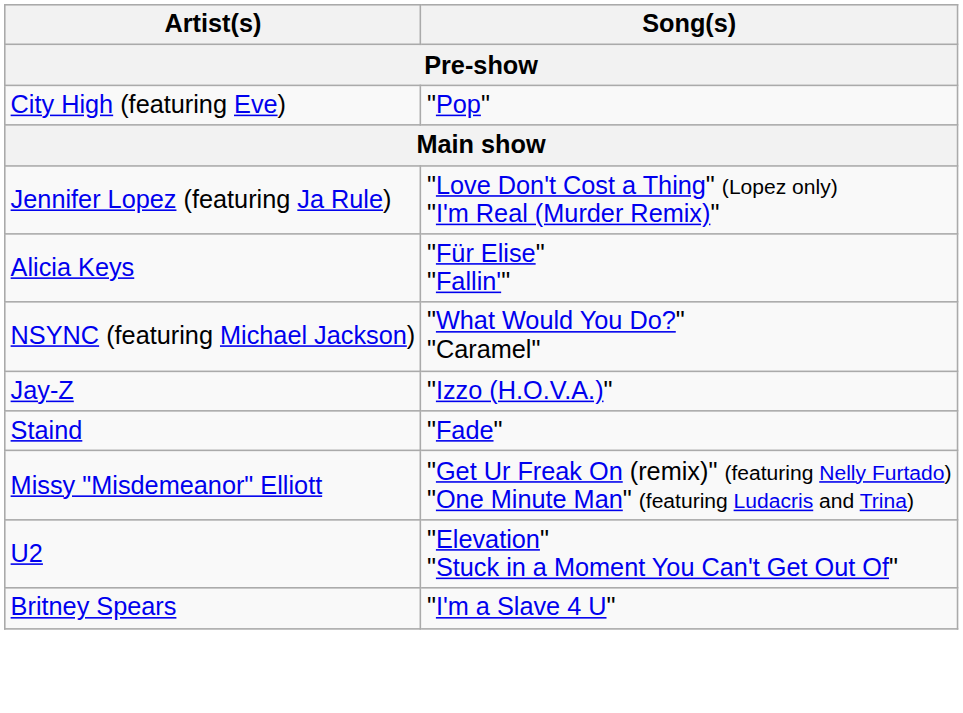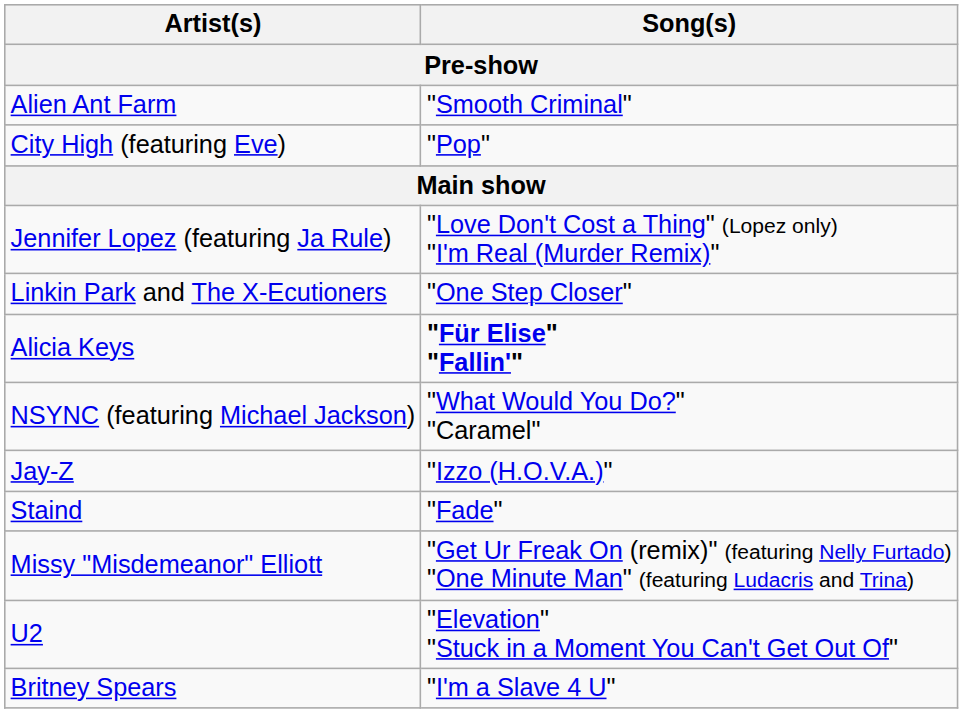+ row: (94, 104)
+ row: (199, 293)
(486, 267) normal -> (492, 347) bold
